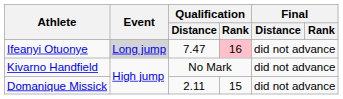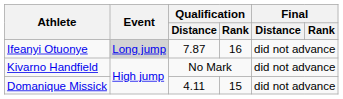(194, 49) 7.47 -> (194, 49) 7.87
(235, 49) pink background -> (235, 49) no background
(194, 86) 2.11 -> (194, 86) 4.11
